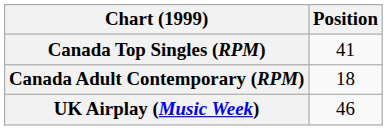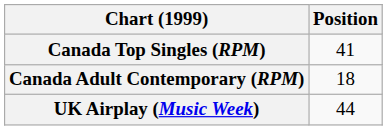(345, 109) 46 -> (345, 109) 44
